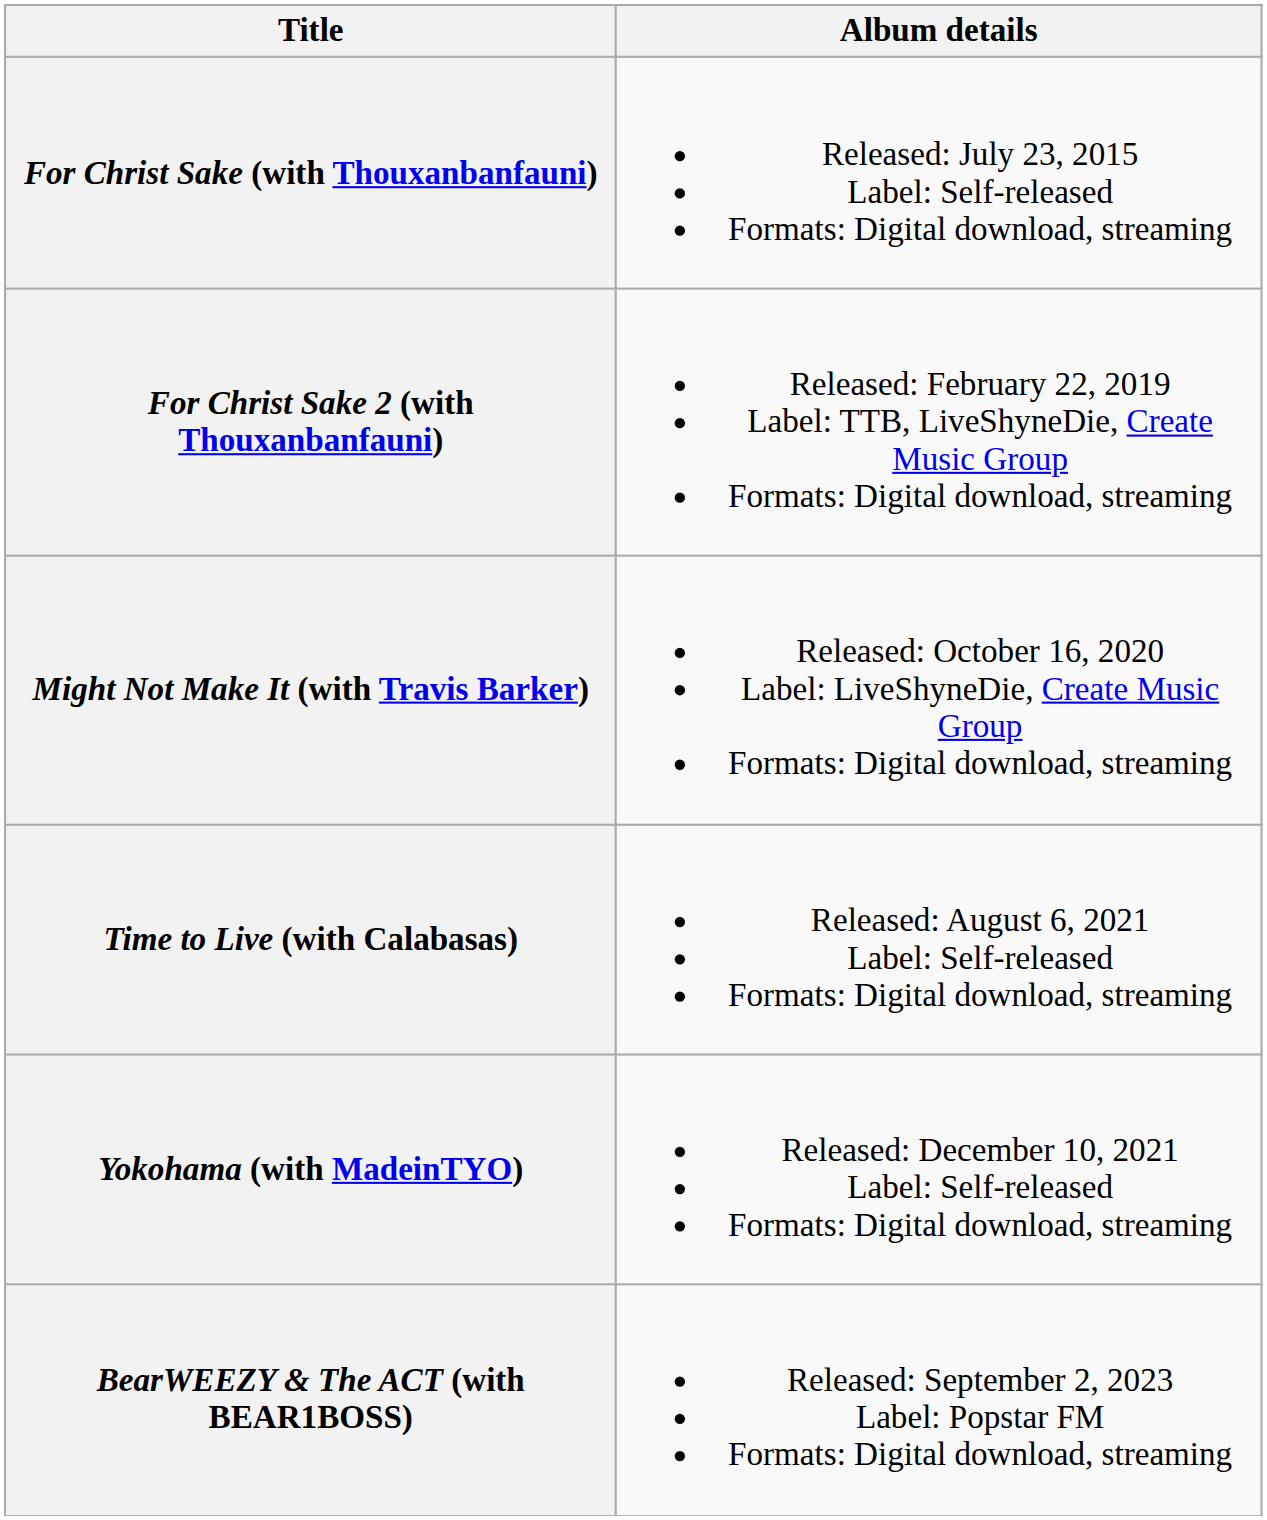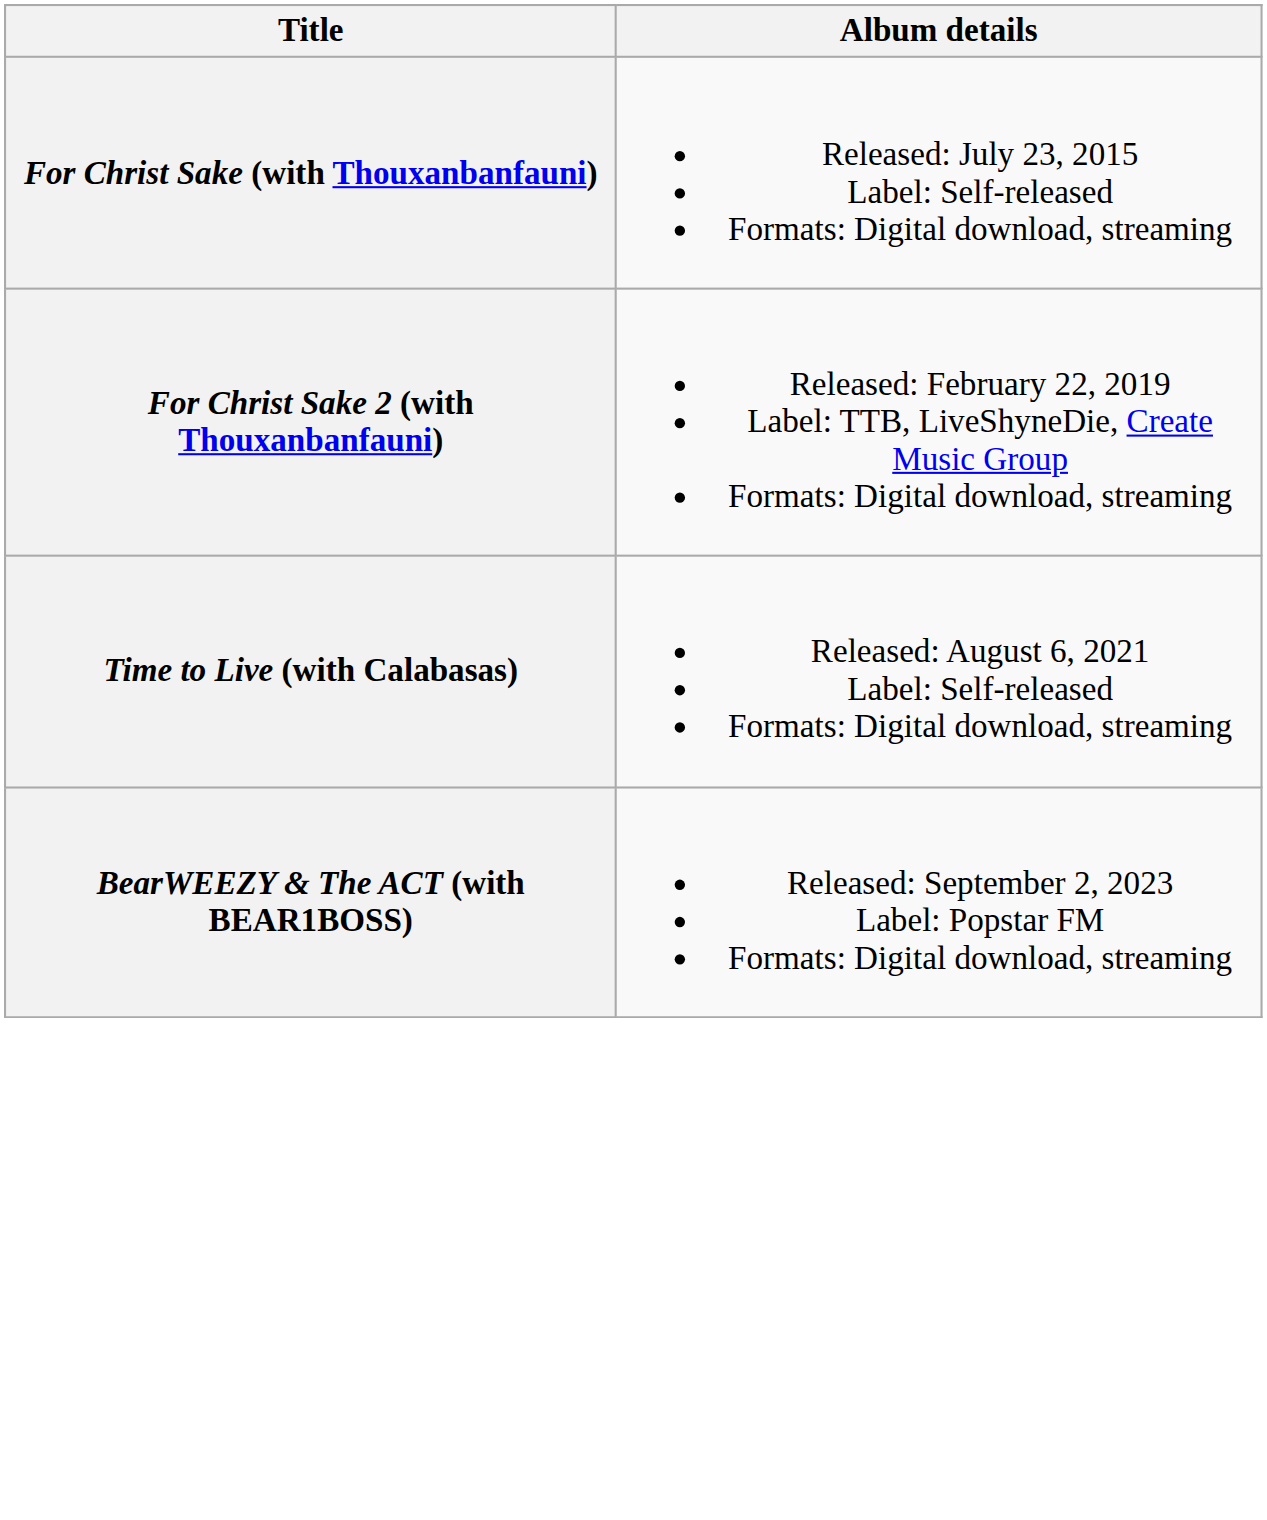- row: (311, 689)
- row: (311, 1169)
